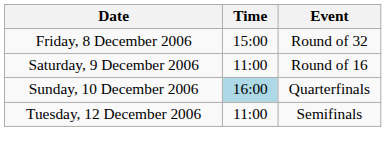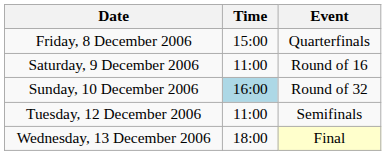(329, 41) Round of 32 -> (329, 41) Quarterfinals
(329, 89) Quarterfinals -> (329, 89) Round of 32
+ row: (114, 138)
